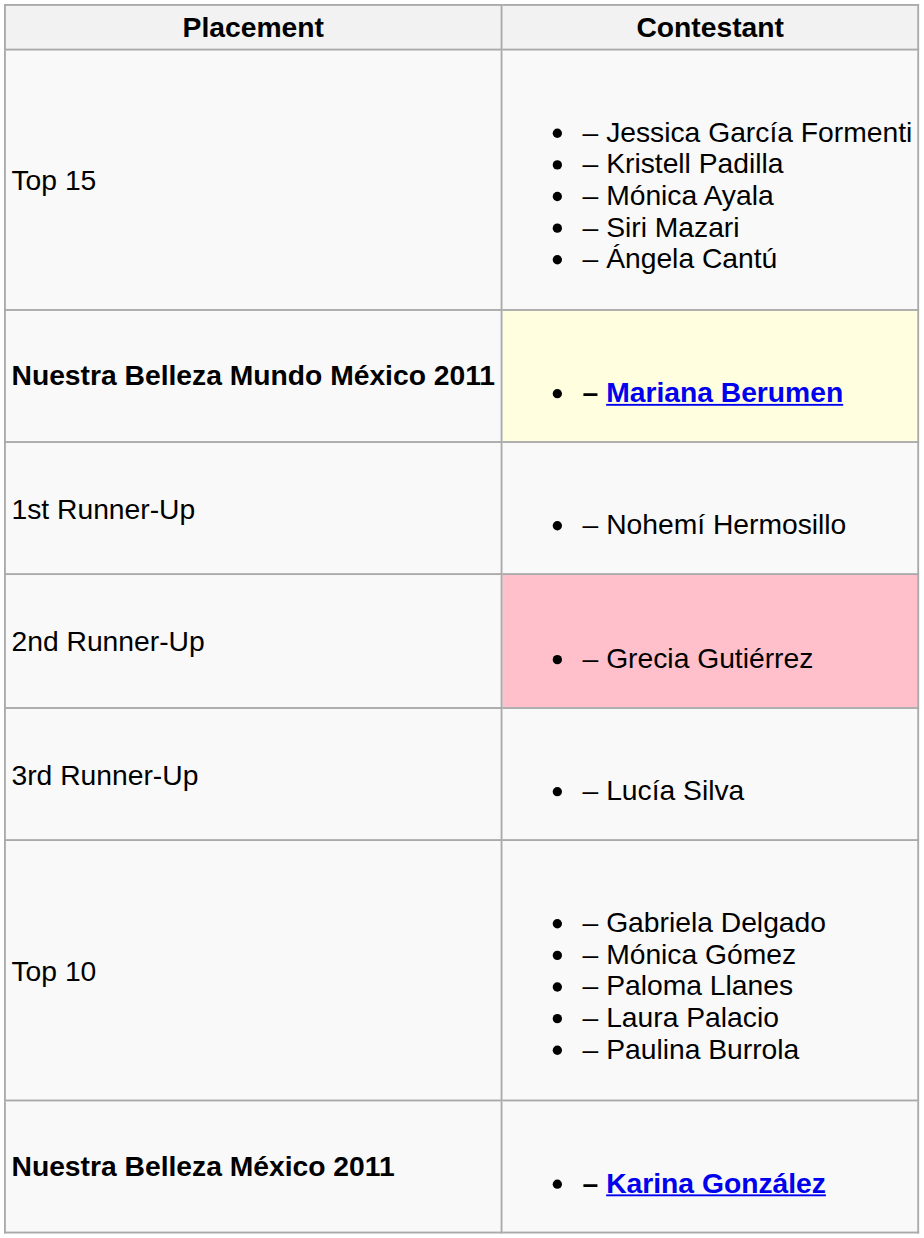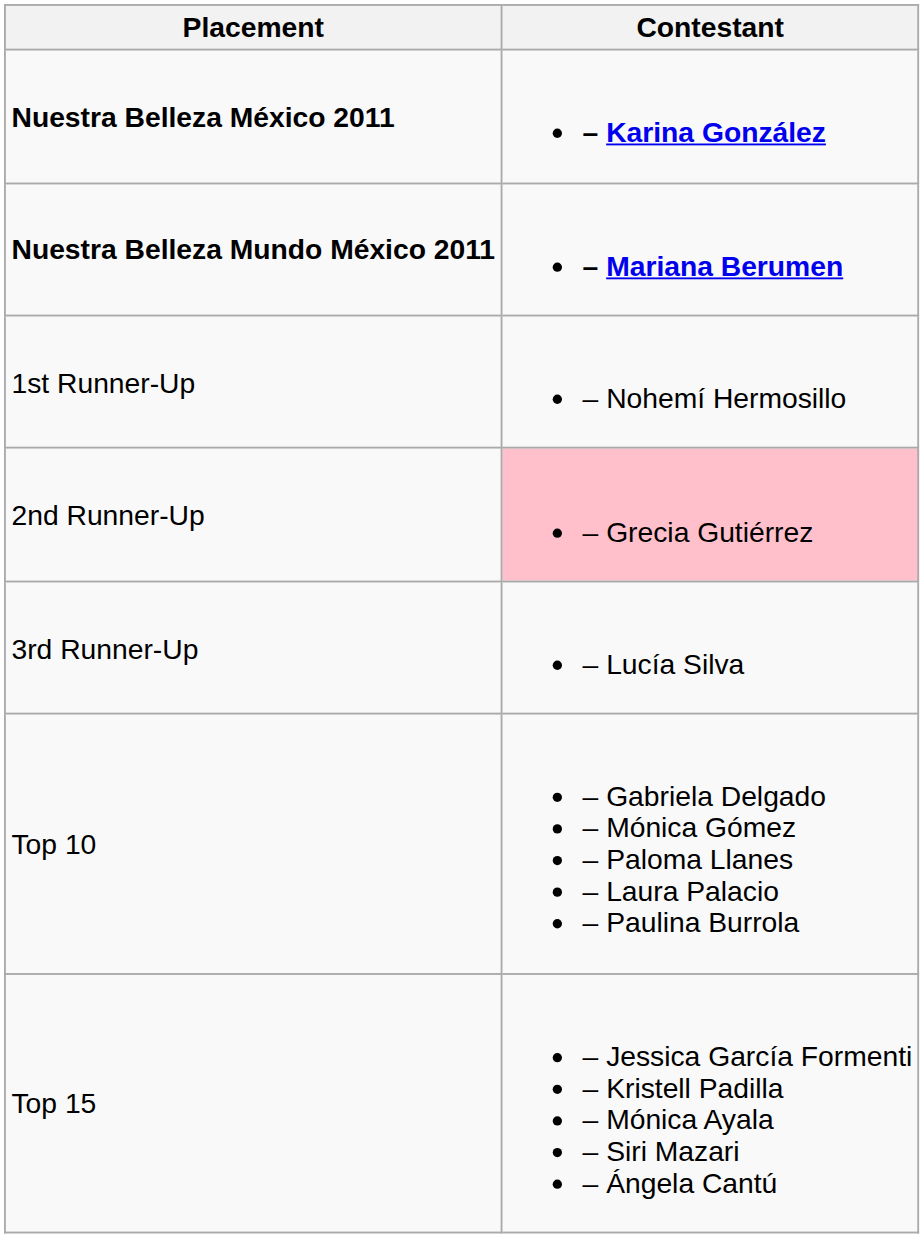rows swapped: (203, 1167) <-> (54, 180)
(710, 391) lightyellow background -> (710, 265) no background
